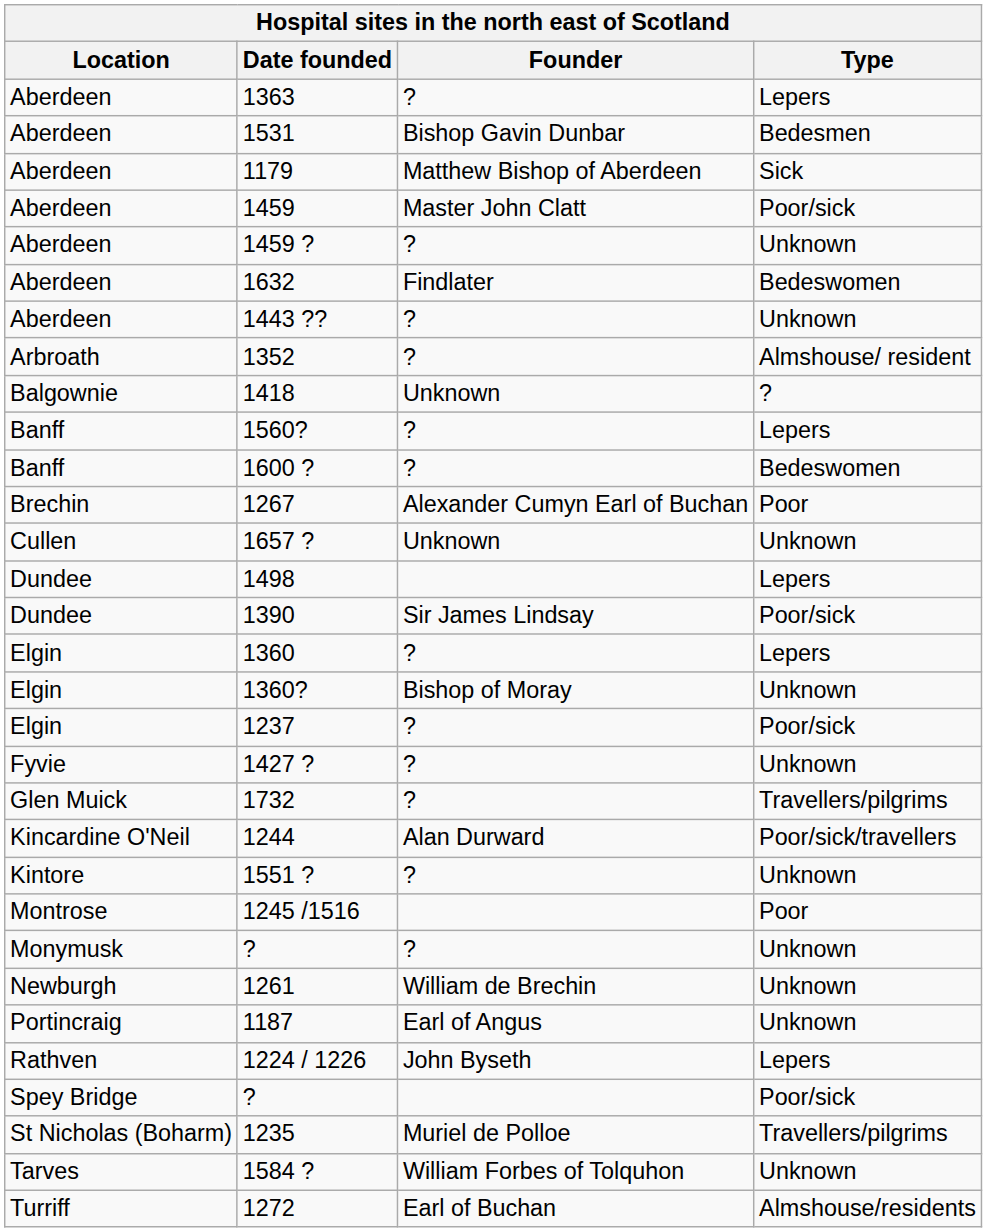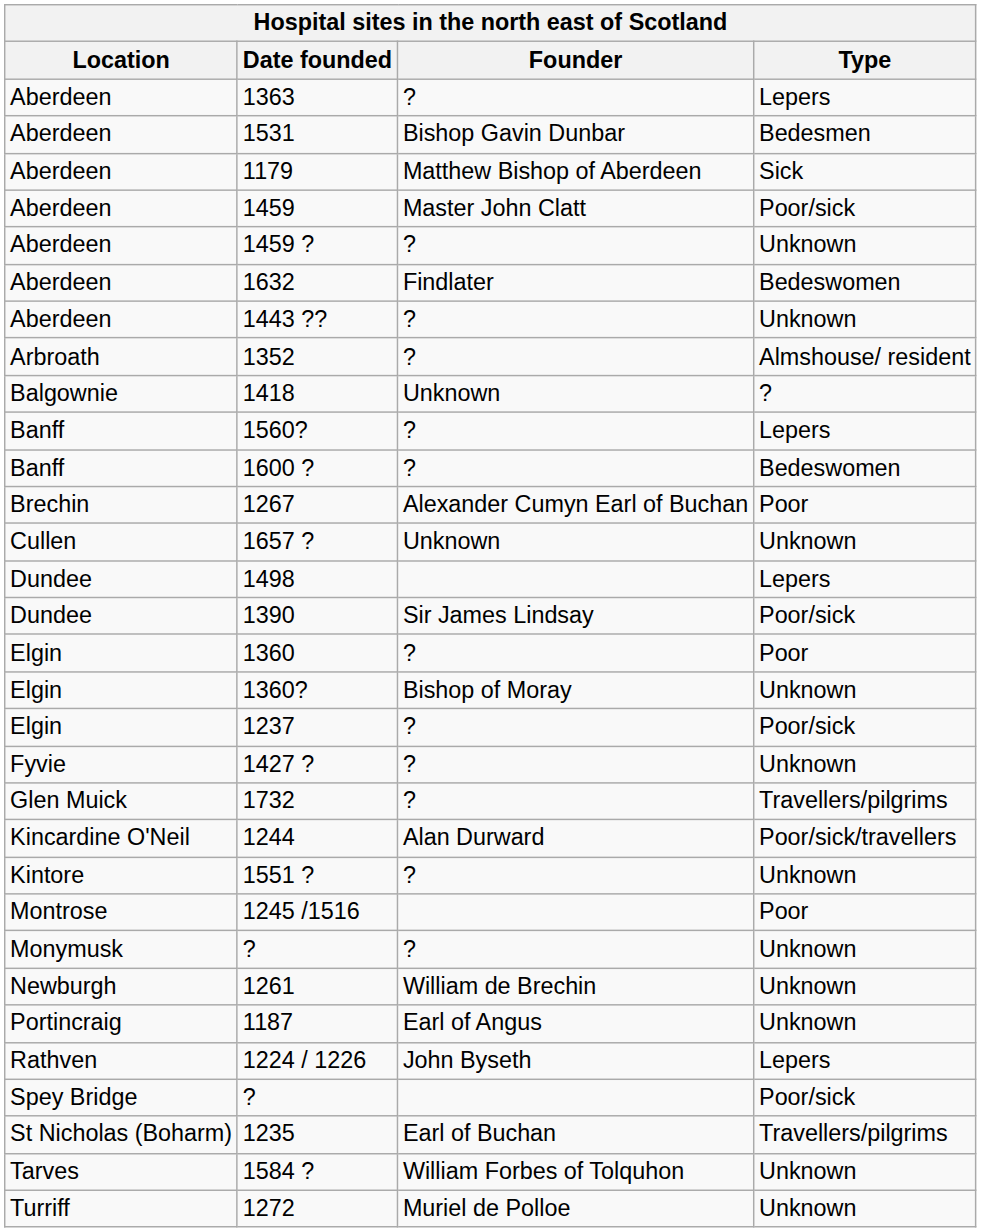(795, 652) Lepers -> (784, 652) Poor
(487, 1134) Muriel de Polloe -> (479, 1134) Earl of Buchan
(479, 1208) Earl of Buchan -> (487, 1208) Muriel de Polloe
(867, 1208) Almshouse/residents -> (808, 1208) Unknown
